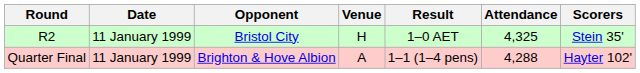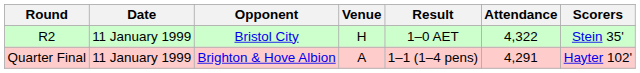(521, 36) 4,325 -> (521, 36) 4,322
(521, 57) 4,288 -> (521, 57) 4,291
